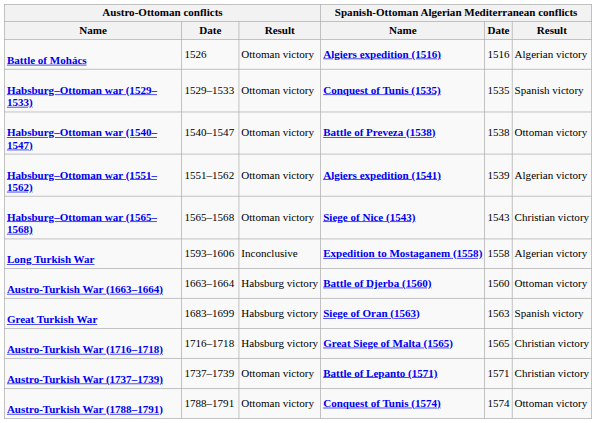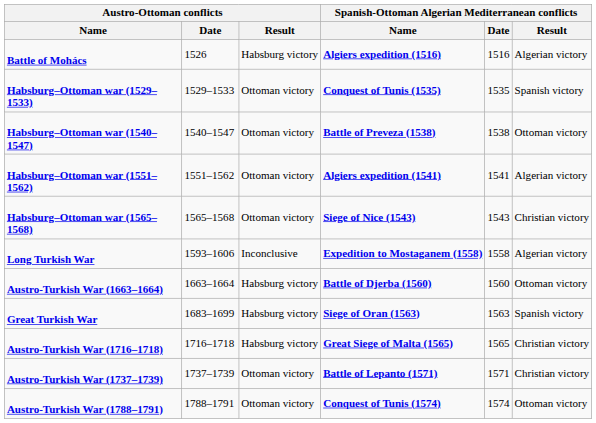(278, 54) Ottoman victory -> (280, 54) Habsburg victory
(498, 175) 1539 -> (498, 175) 1541
